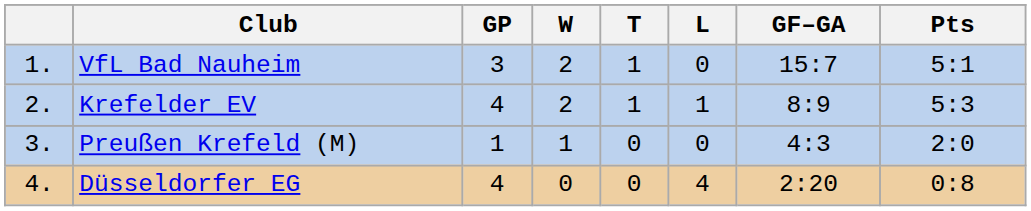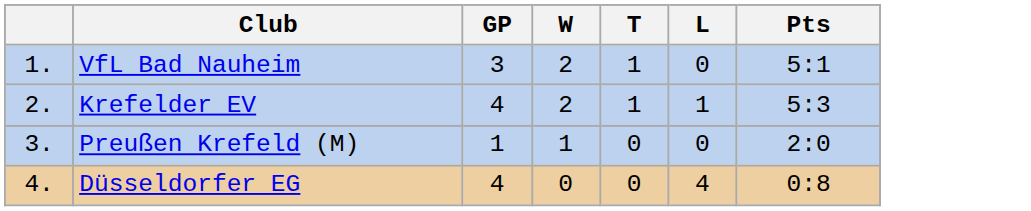- column: (809, 25)
